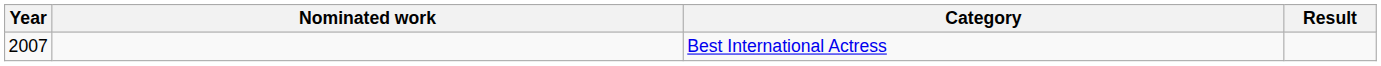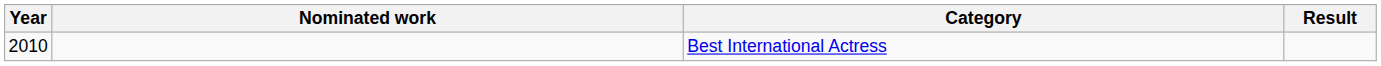(28, 46) 2007 -> (28, 46) 2010
